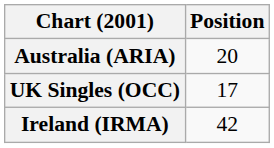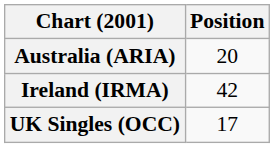rows swapped: (95, 124) <-> (95, 90)
